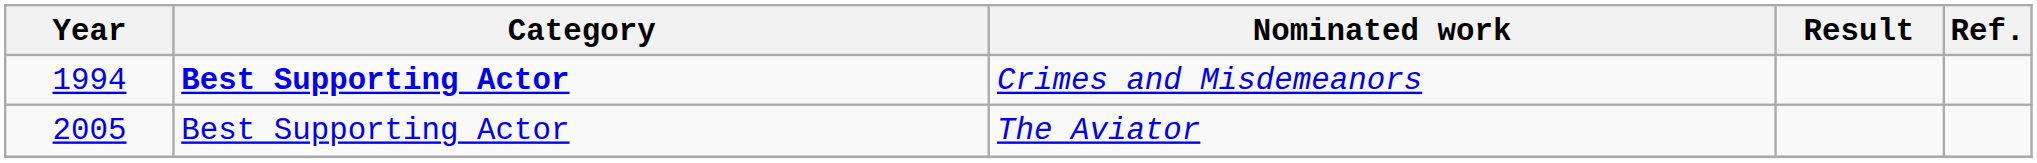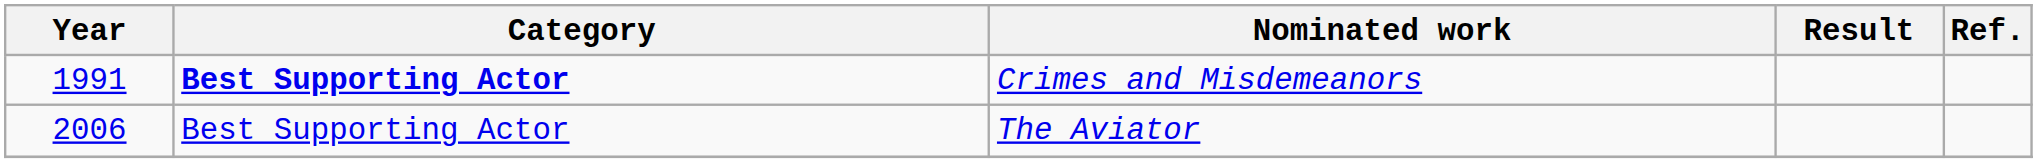(90, 81) 1994 -> (90, 81) 1991
(90, 131) 2005 -> (90, 131) 2006
